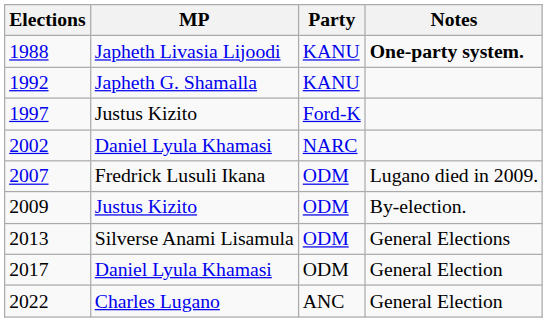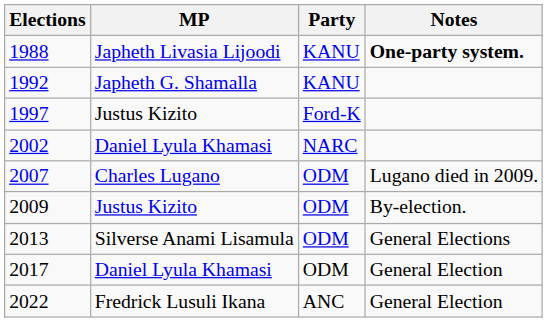(180, 176) Fredrick Lusuli Ikana -> (157, 176) Charles Lugano
(157, 301) Charles Lugano -> (180, 301) Fredrick Lusuli Ikana
